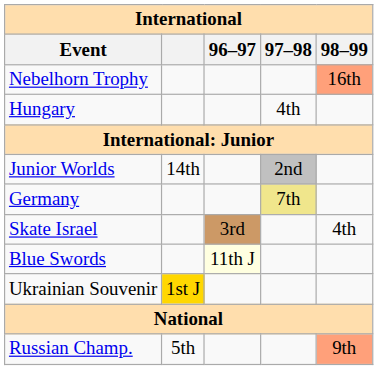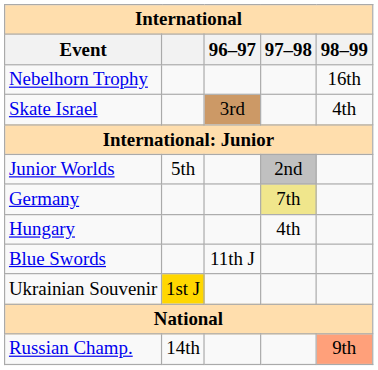(344, 79) lightsalmon background -> (344, 79) no background
rows swapped: (53, 229) <-> (42, 109)
(183, 169) 14th -> (183, 169) 5th
(232, 259) lightyellow background -> (232, 259) no background
(183, 348) 5th -> (183, 348) 14th
